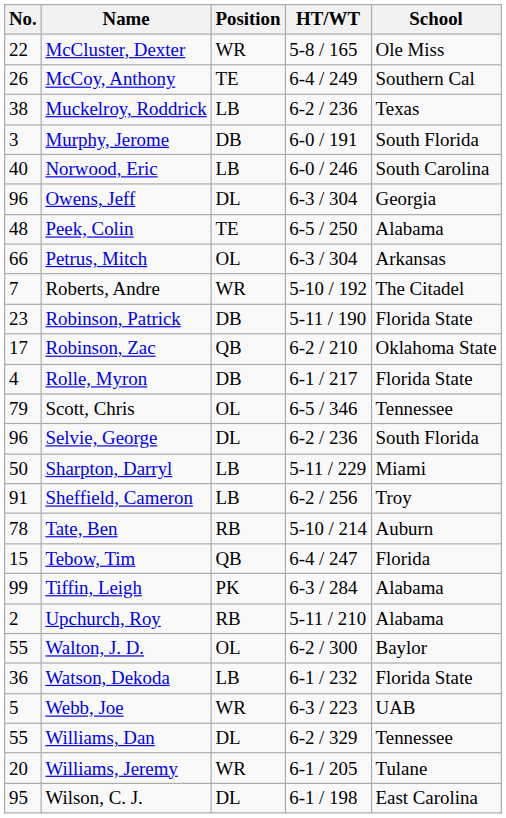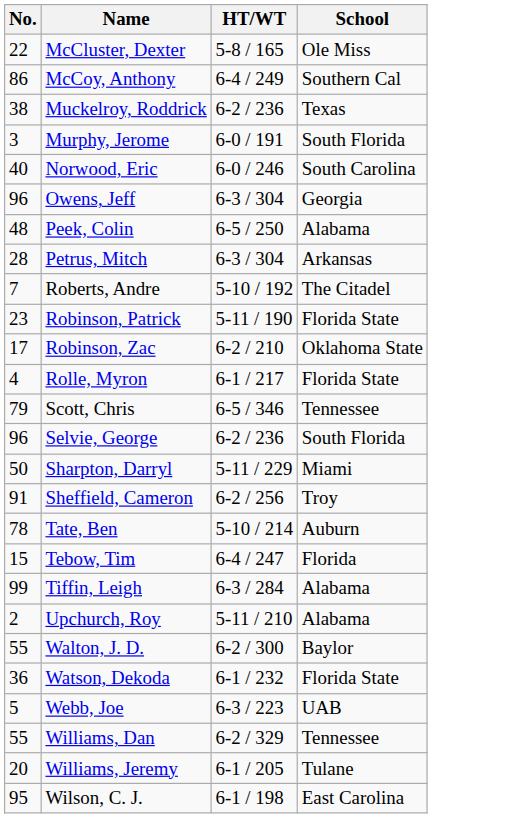- column: (248, 19)
(18, 79) 26 -> (18, 79) 86
(18, 259) 66 -> (18, 259) 28
